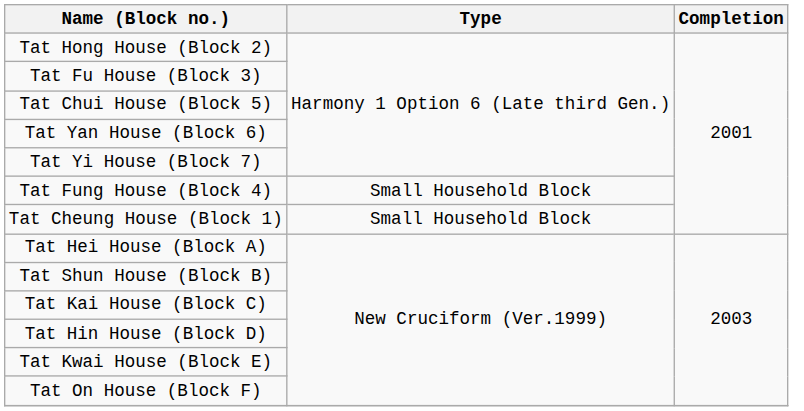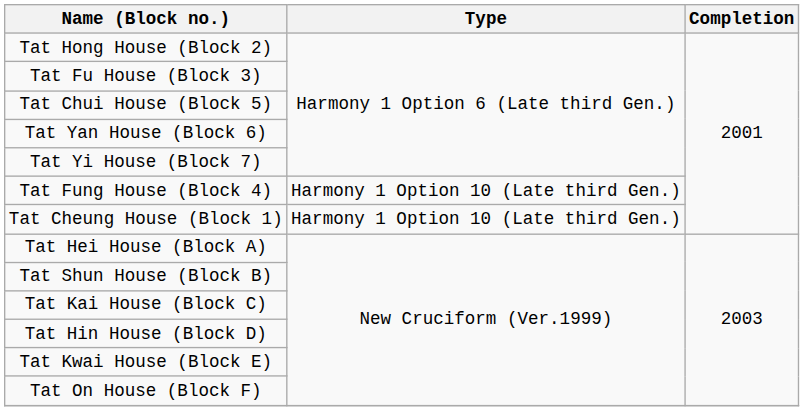(481, 191) Small Household Block -> (486, 191) Harmony 1 Option 10 (Late third Gen.)
(481, 219) Small Household Block -> (486, 219) Harmony 1 Option 10 (Late third Gen.)
